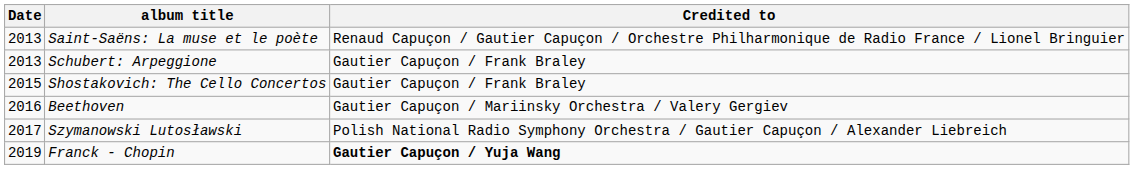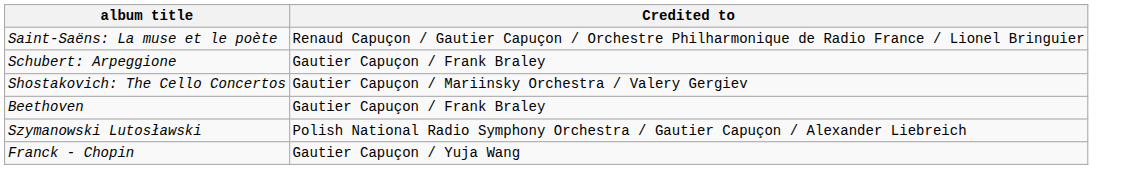- column: (25, 16)
(459, 85) Gautier Capuçon / Frank Braley -> (520, 85) Gautier Capuçon / Mariinsky Orchestra / Valery Gergiev
(561, 108) Gautier Capuçon / Mariinsky Orchestra / Valery Gergiev -> (419, 108) Gautier Capuçon / Frank Braley
(447, 153) bold -> (406, 153) normal
